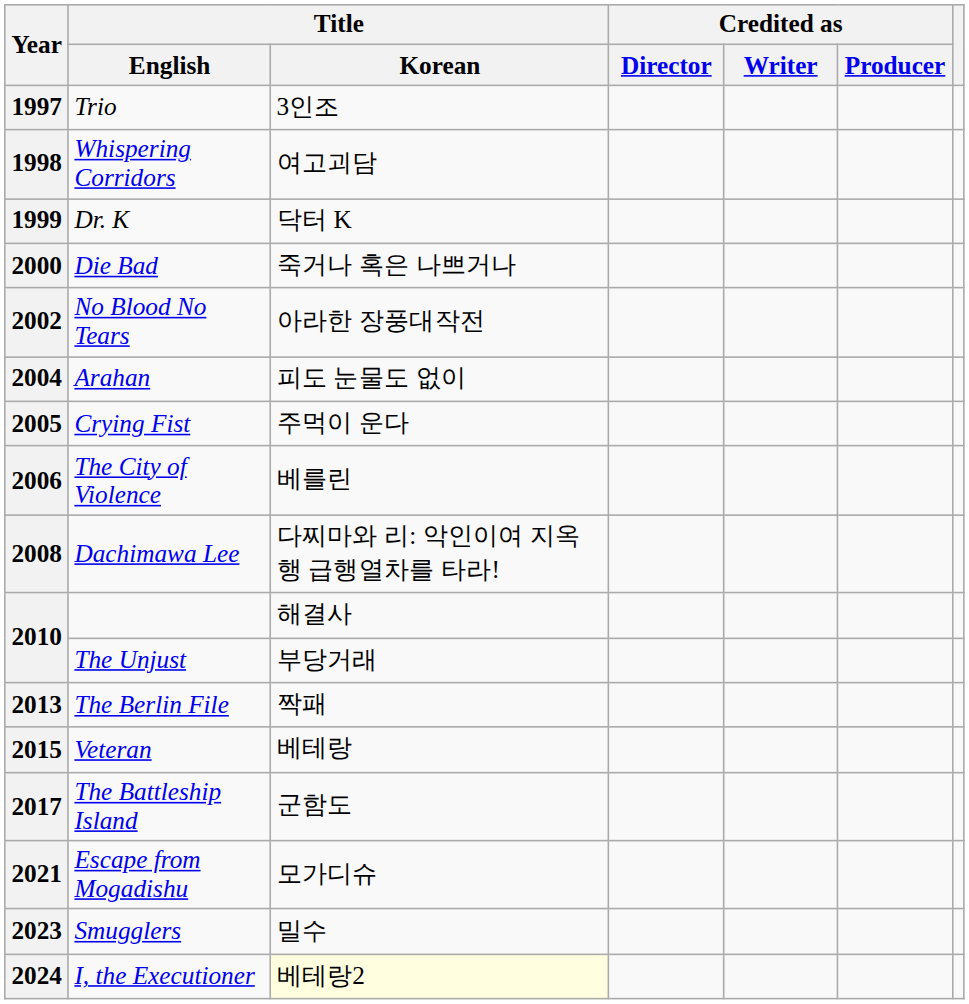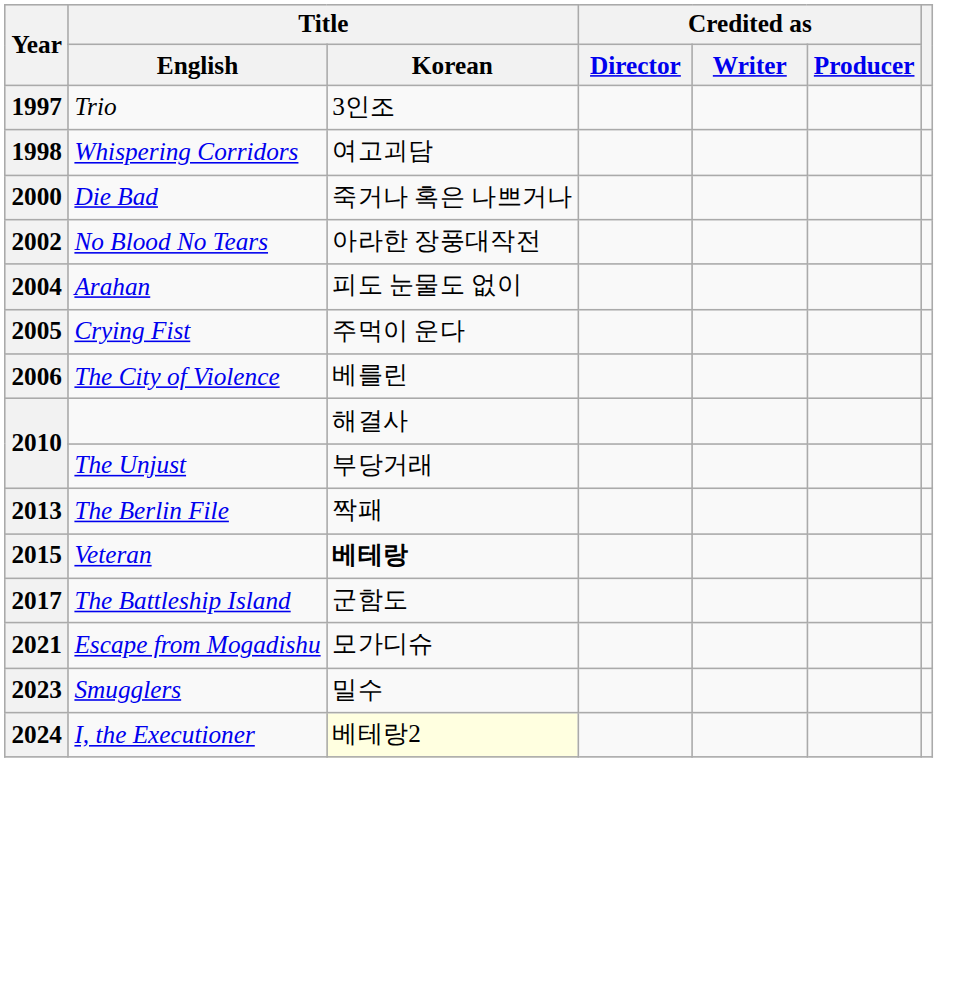- row: (37, 220)
- row: (37, 553)
(314, 748) normal -> (370, 554) bold
